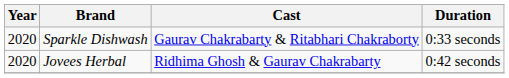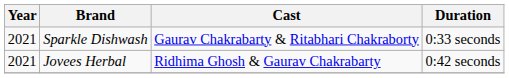(22, 38) 2020 -> (22, 38) 2021
(22, 61) 2020 -> (22, 61) 2021
